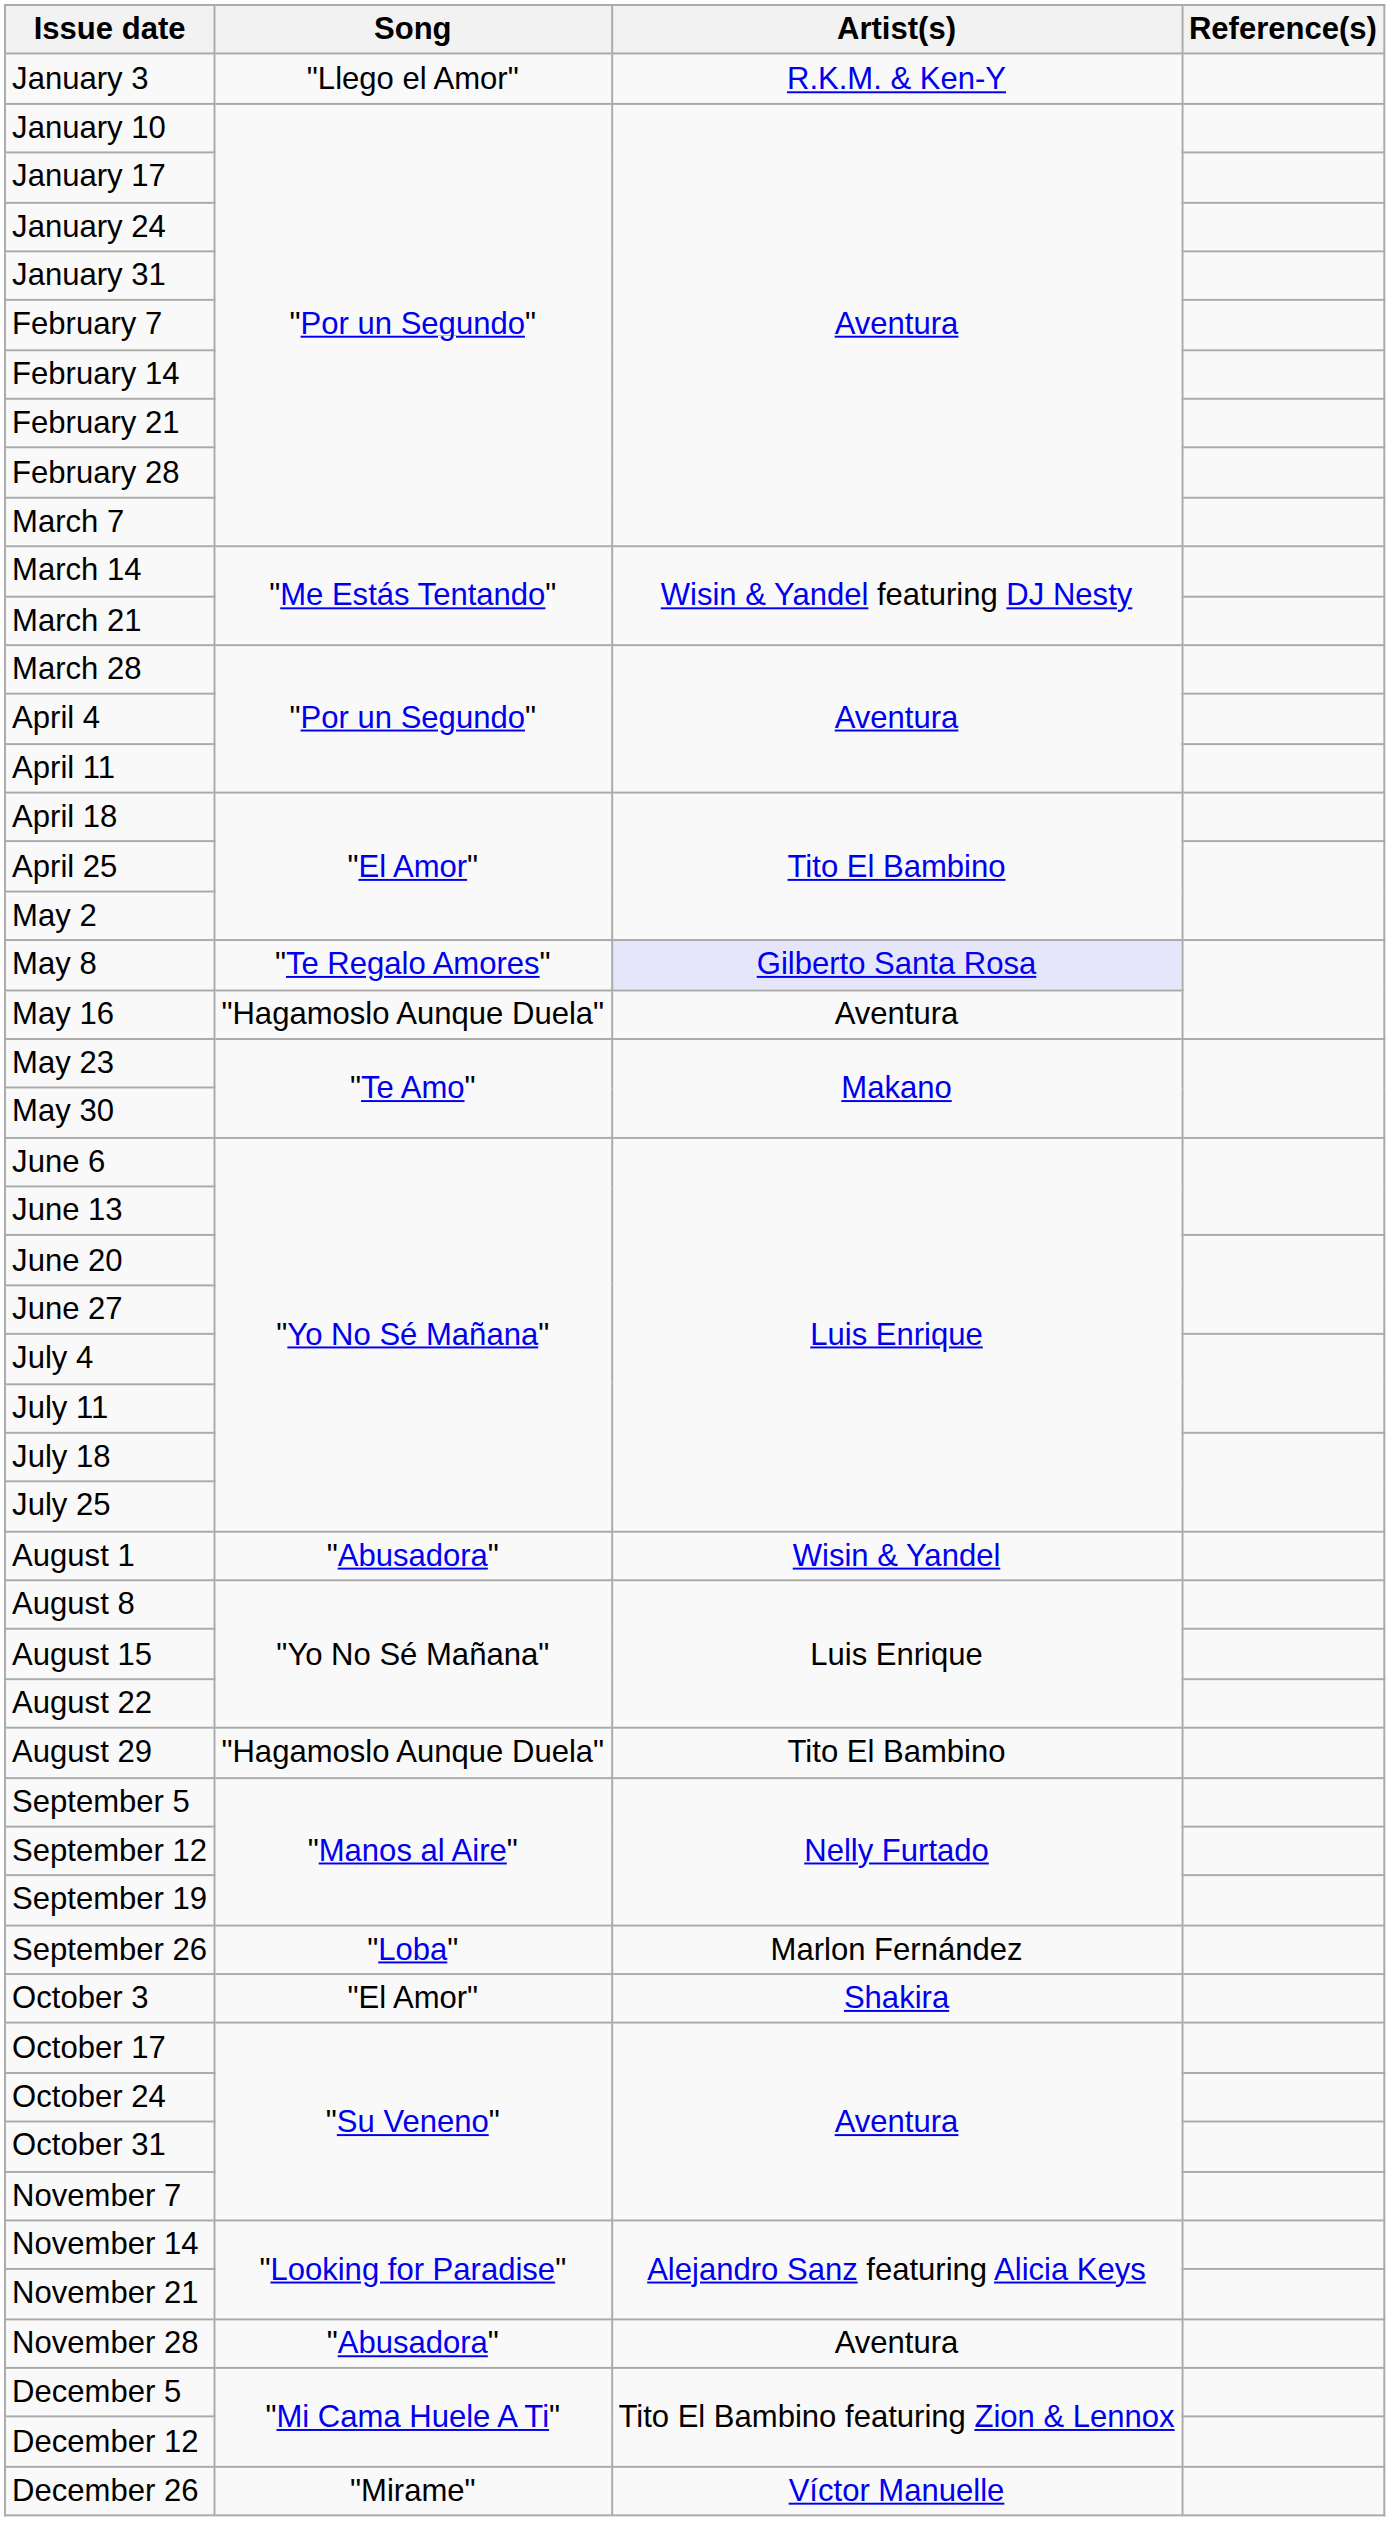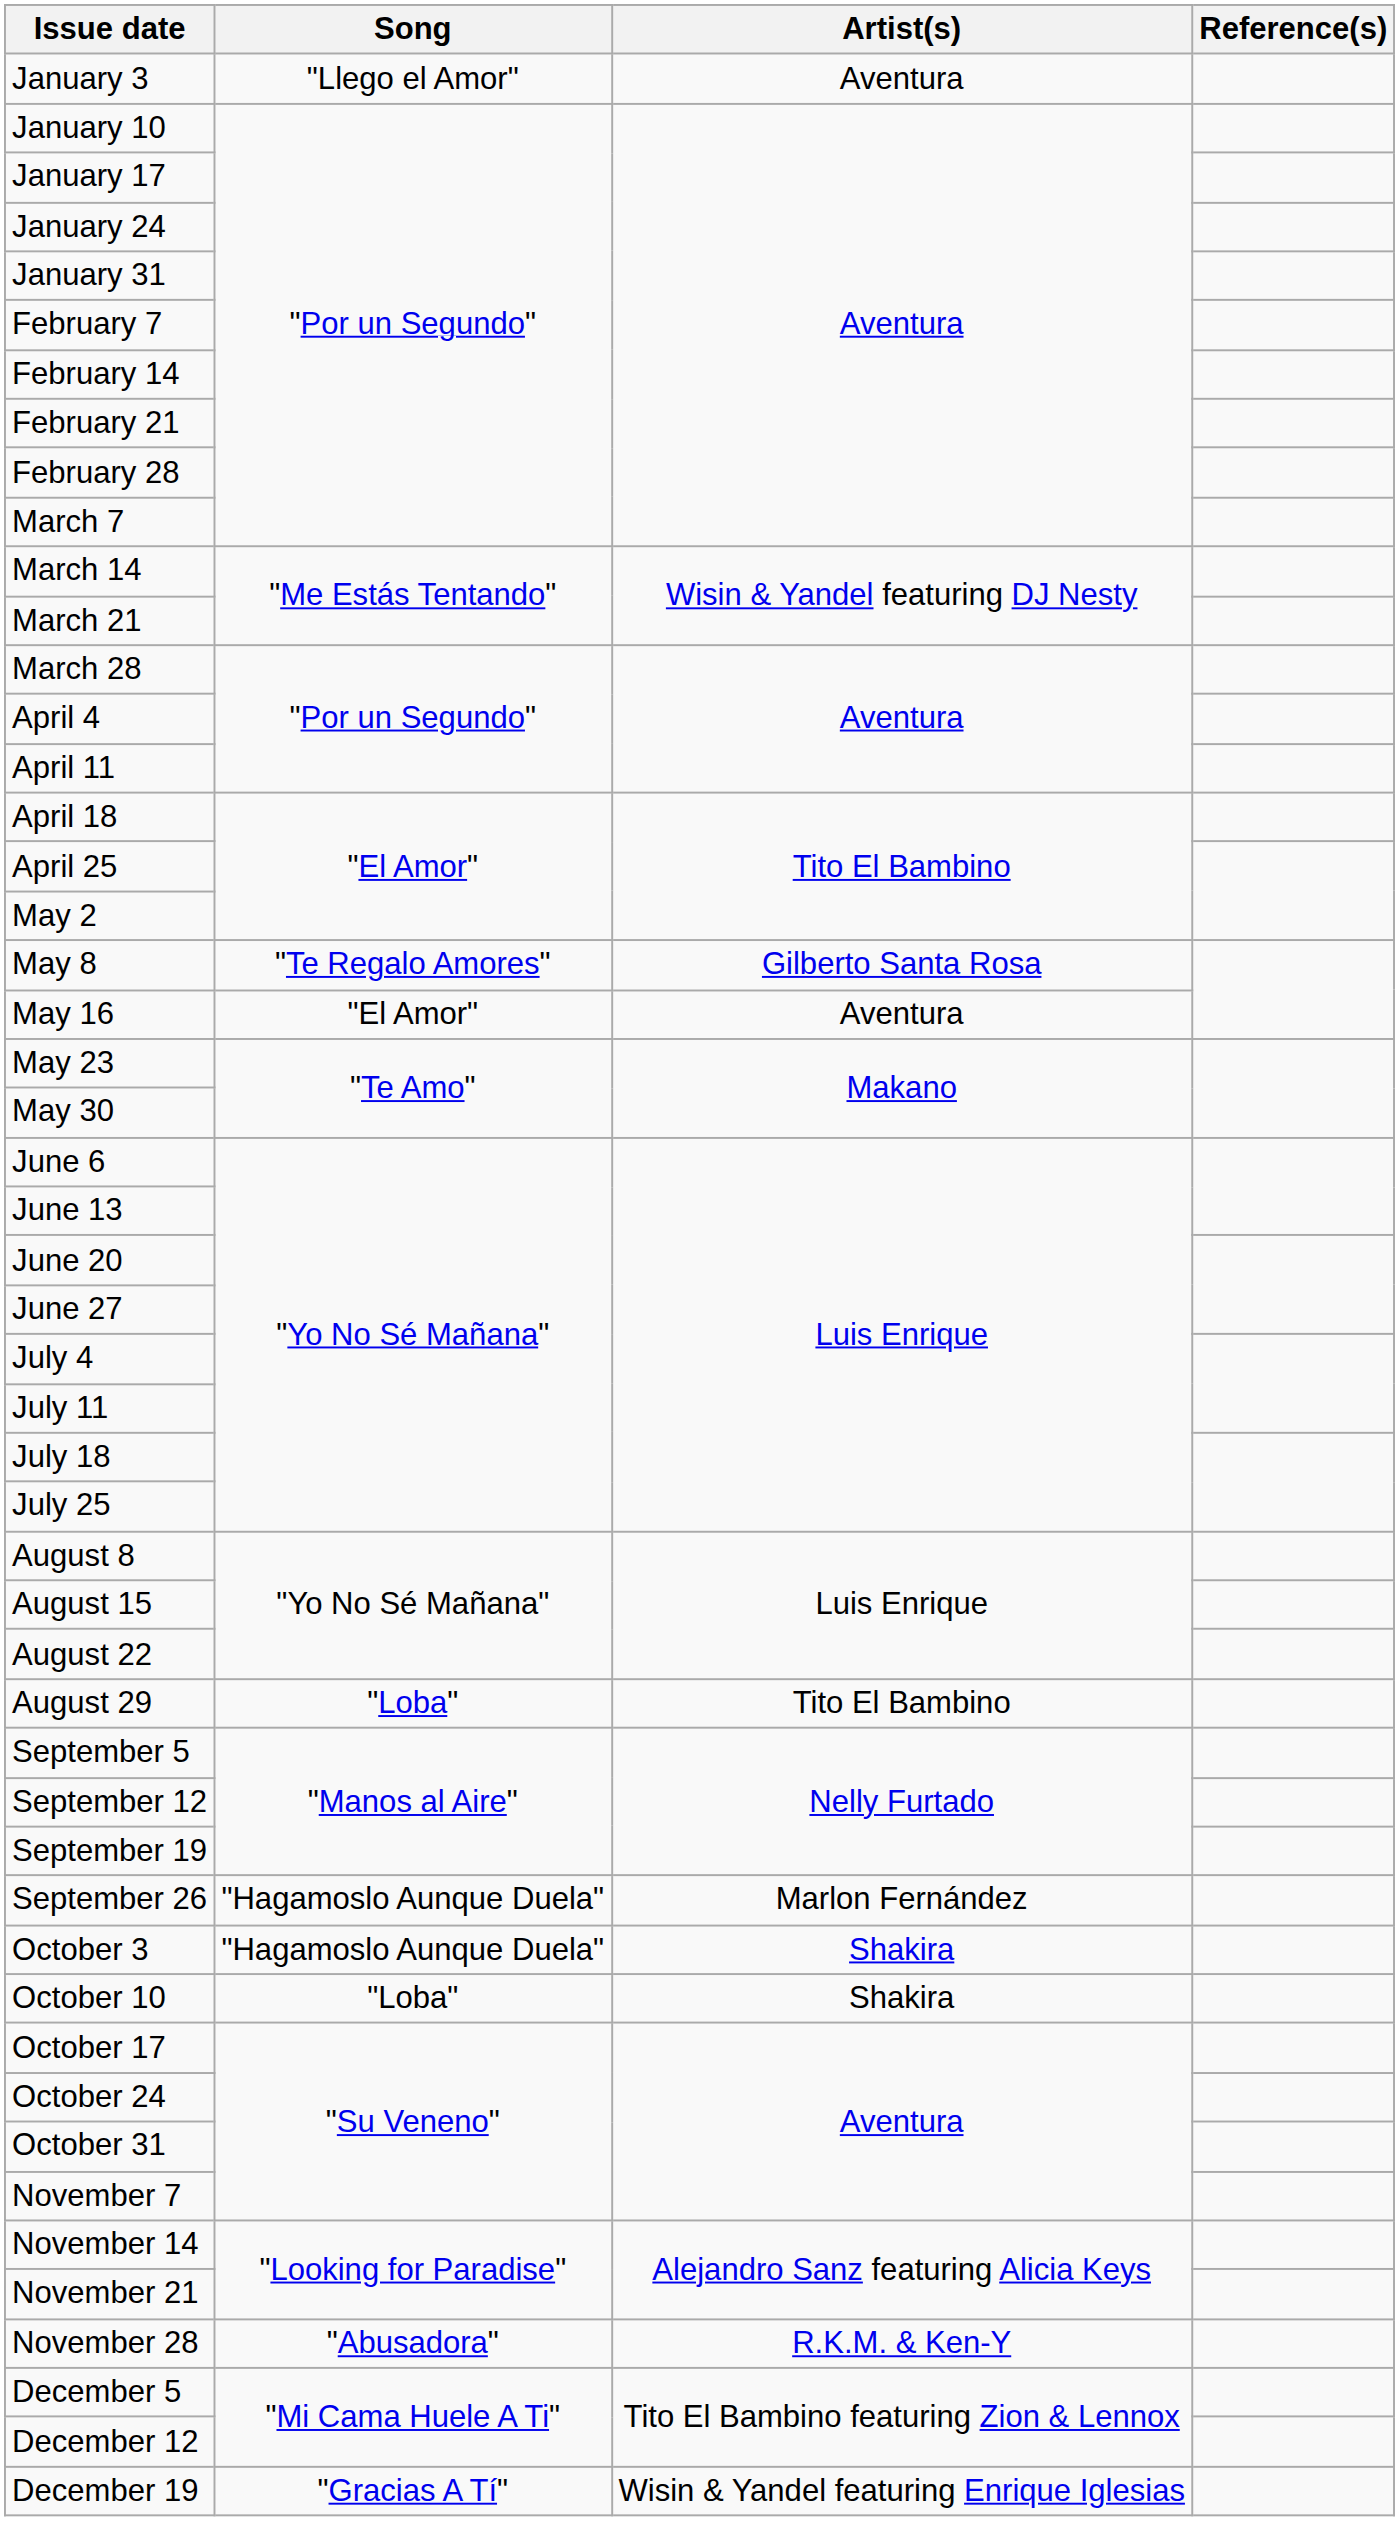(897, 78) R.K.M. & Ken-Y -> (902, 78) Aventura
(897, 964) lavender background -> (902, 964) no background
(413, 1013) "Hagamoslo Aunque Duela" -> (413, 1013) "El Amor"
- row: (73, 1555)
(413, 1752) "Hagamoslo Aunque Duela" -> (413, 1702) "Loba"
(413, 1948) "Loba" -> (413, 1899) "Hagamoslo Aunque Duela"
(413, 1998) "El Amor" -> (413, 1948) "Hagamoslo Aunque Duela"
+ row: (89, 1998)
(897, 2342) Aventura -> (902, 2342) R.K.M. & Ken-Y
+ row: (105, 2490)
- row: (105, 2490)
